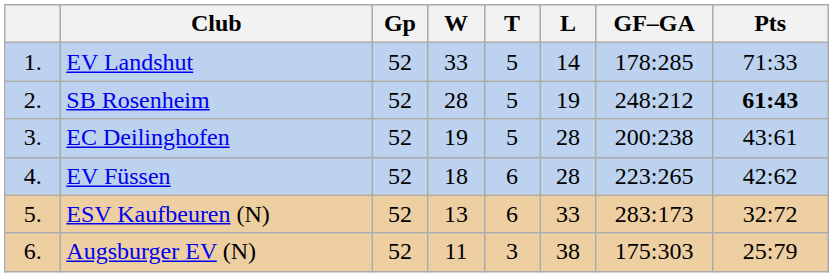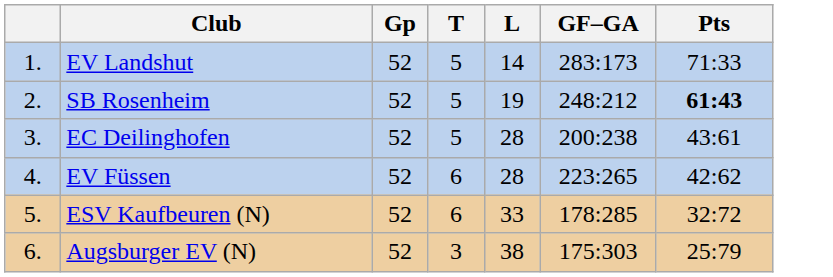- column: (456, 23)
(654, 61) 178:285 -> (598, 61) 283:173
(654, 213) 283:173 -> (598, 213) 178:285
